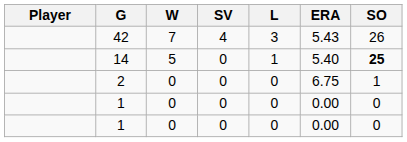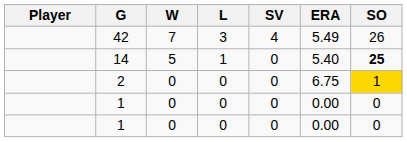columns swapped: (274, 15) <-> (223, 15)
(326, 37) 5.43 -> (326, 37) 5.49
(377, 81) no background -> (377, 81) gold background
